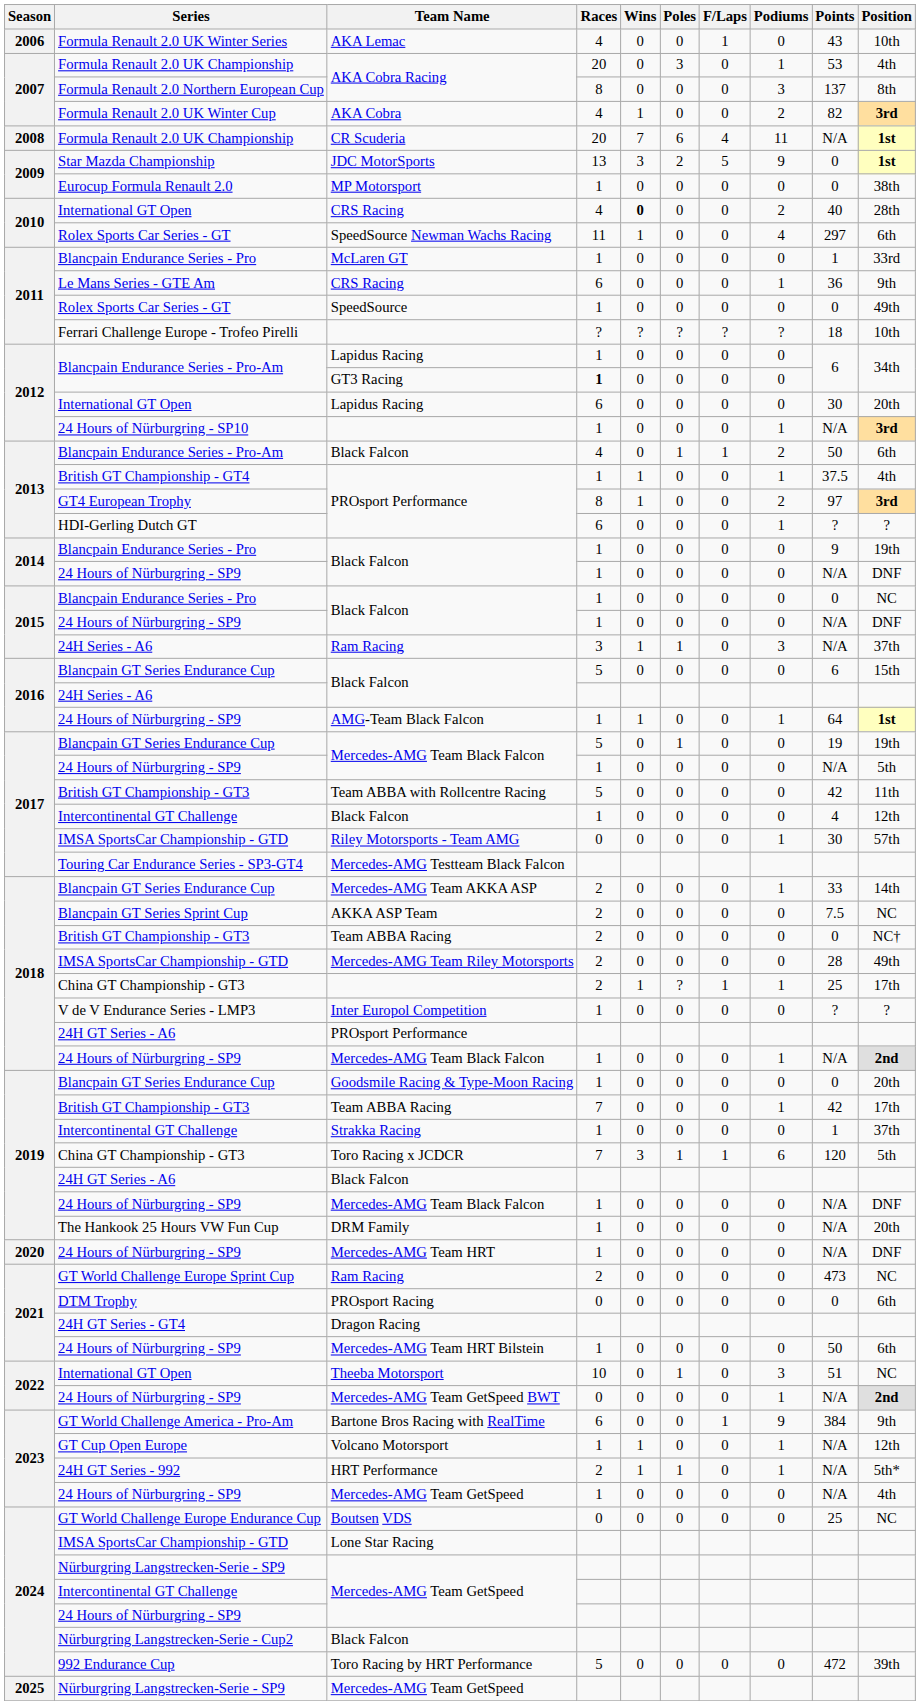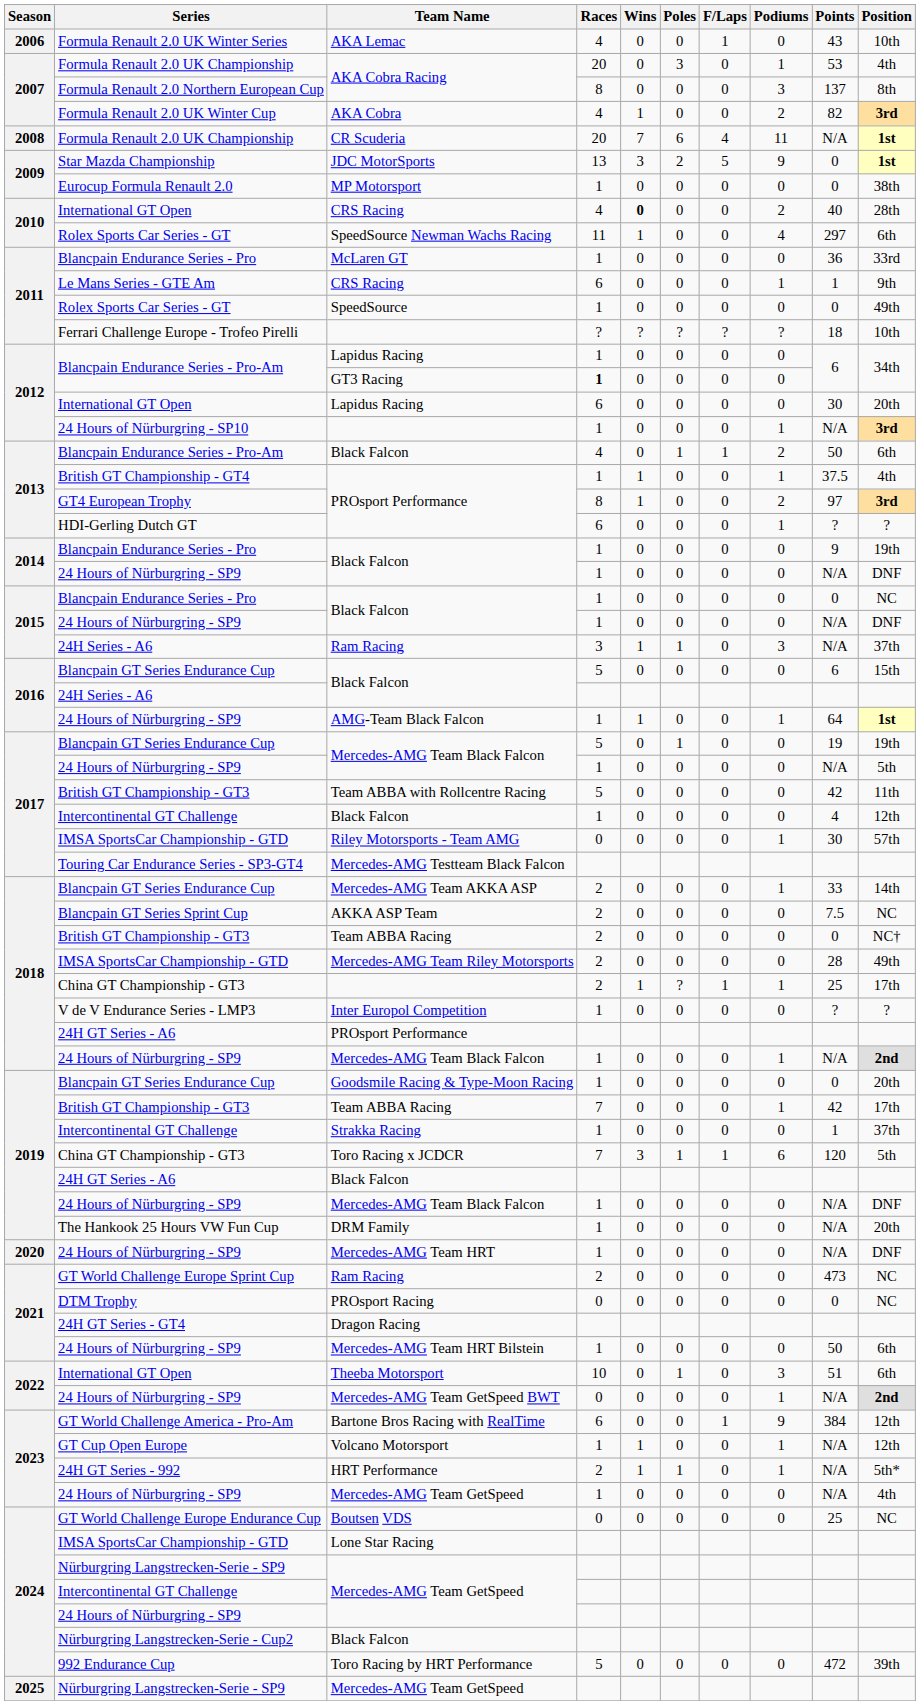(835, 259) 1 -> (835, 259) 36
(835, 283) 36 -> (835, 283) 1
(887, 1300) 6th -> (887, 1300) NC
(887, 1373) NC -> (887, 1373) 6th
(887, 1422) 9th -> (887, 1422) 12th
